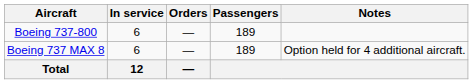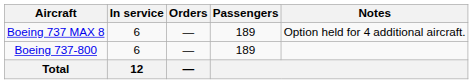rows swapped: (56, 32) <-> (56, 50)
